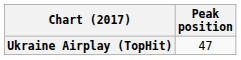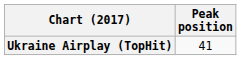(205, 46) 47 -> (205, 46) 41
